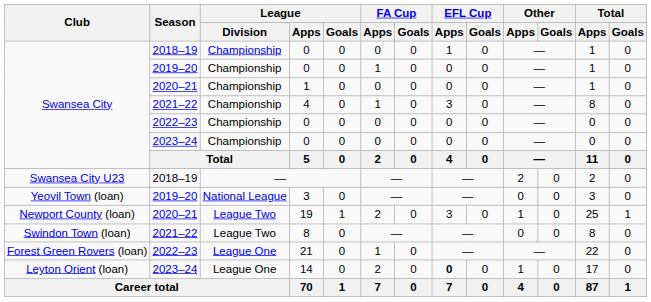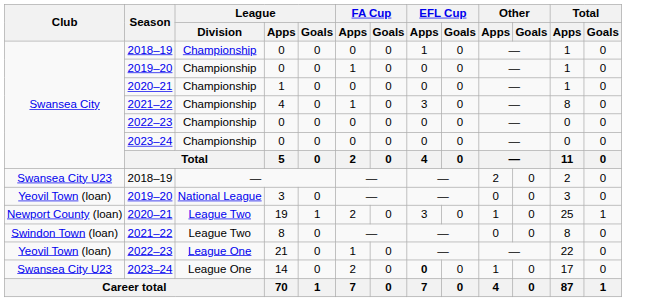(77, 251) Forest Green Rovers (loan) -> (65, 251) Yeovil Town (loan)
(77, 269) Leyton Orient (loan) -> (65, 269) Swansea City U23
